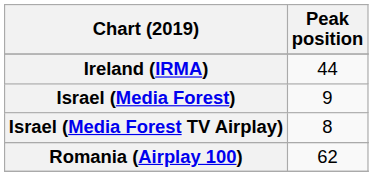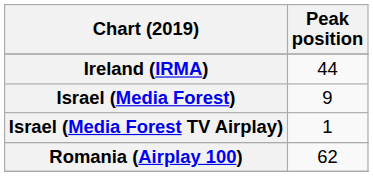(327, 127) 8 -> (327, 127) 1
